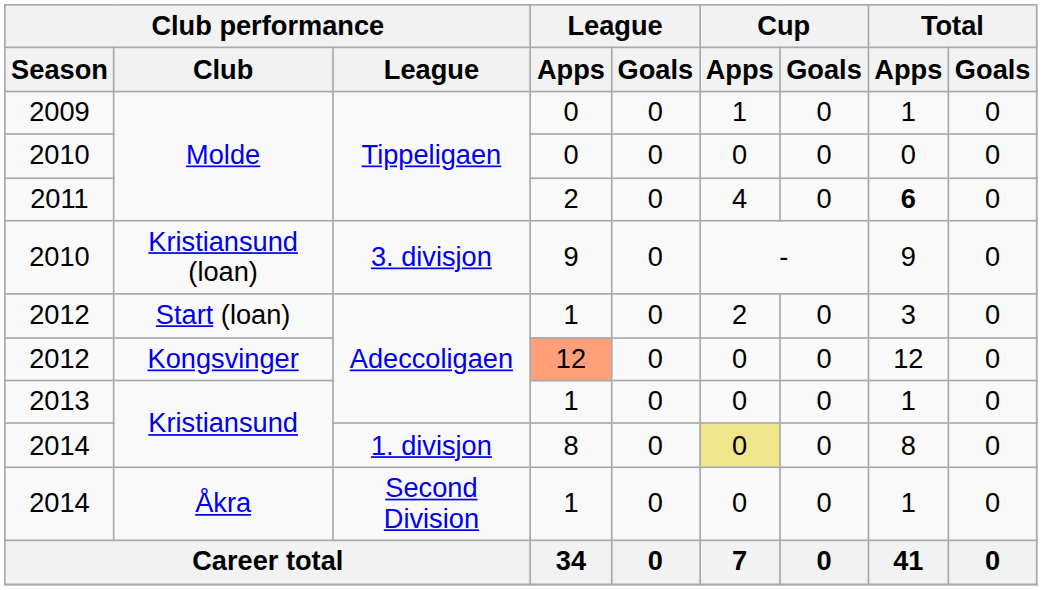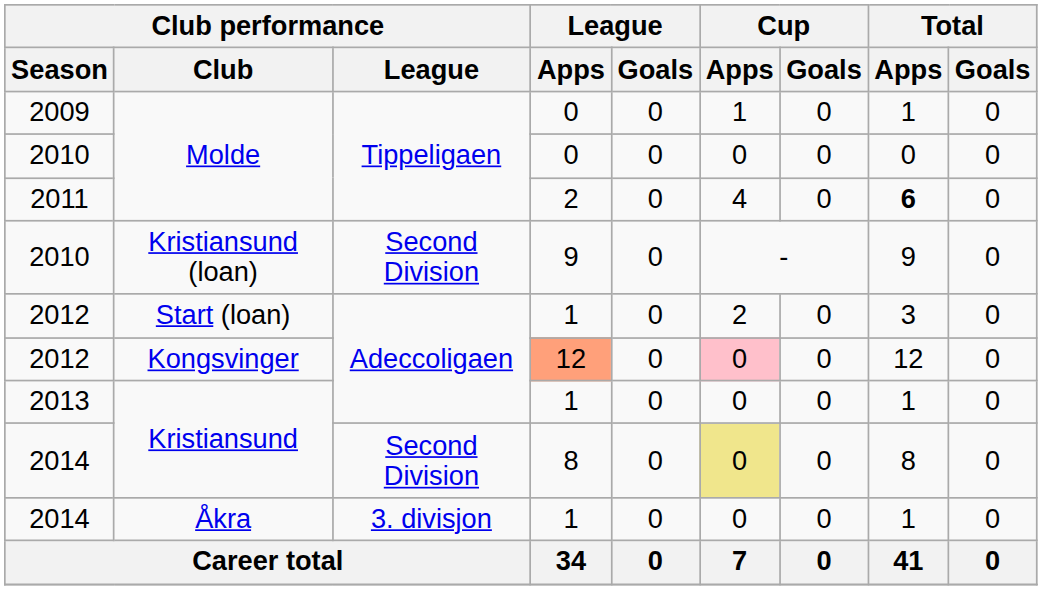(431, 257) 3. divisjon -> (431, 257) Second Division
(740, 358) no background -> (740, 358) pink background
(431, 444) 1. divisjon -> (431, 460) Second Division
(431, 503) Second Division -> (431, 518) 3. divisjon
